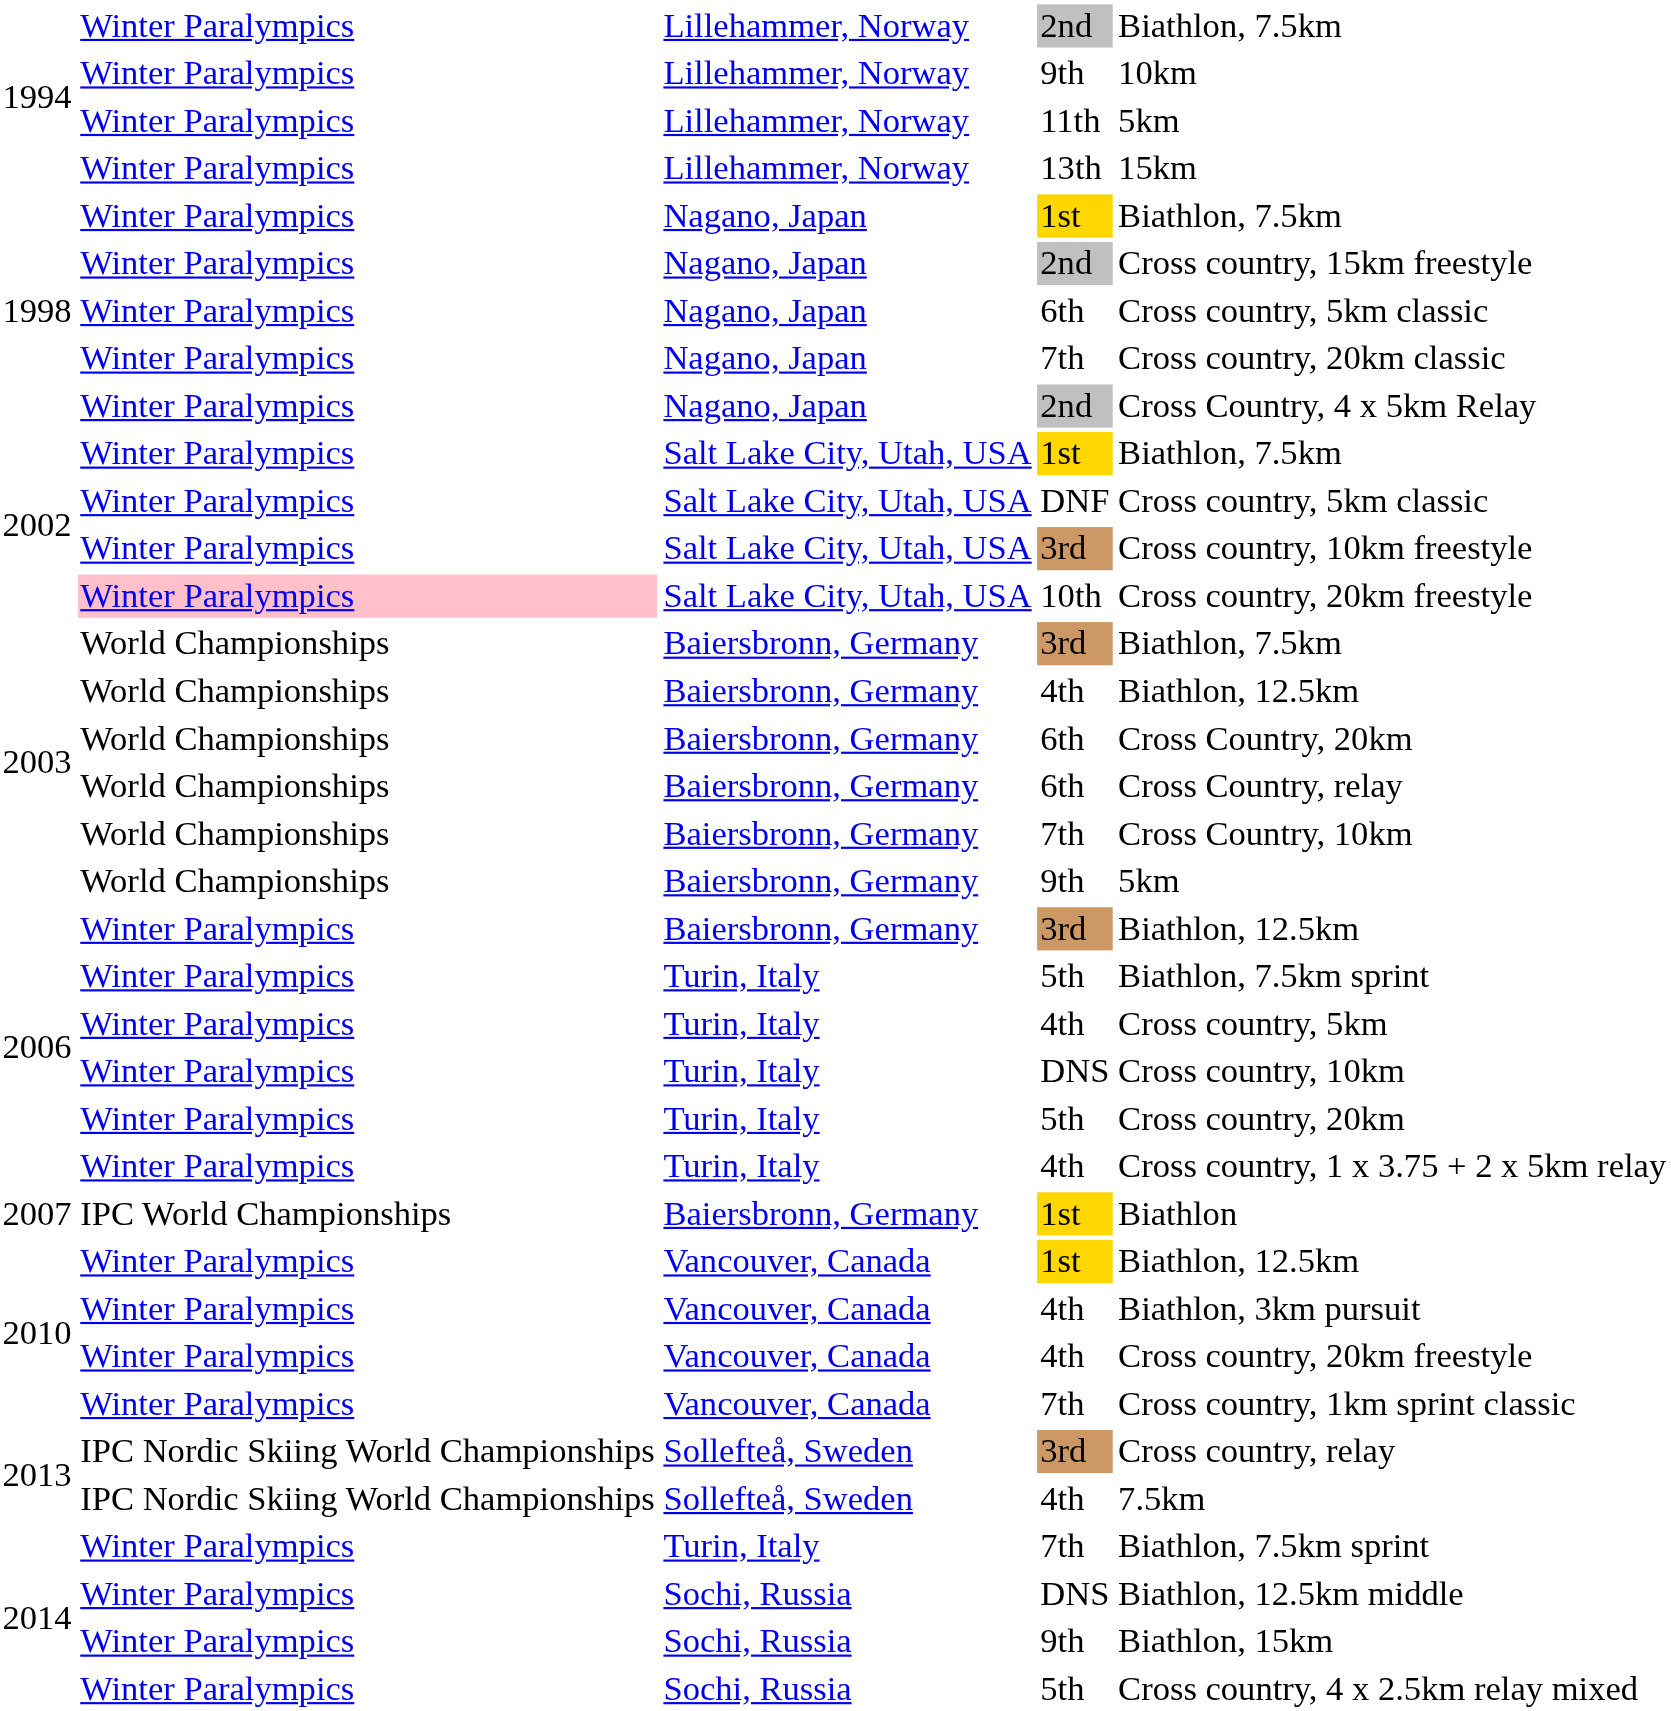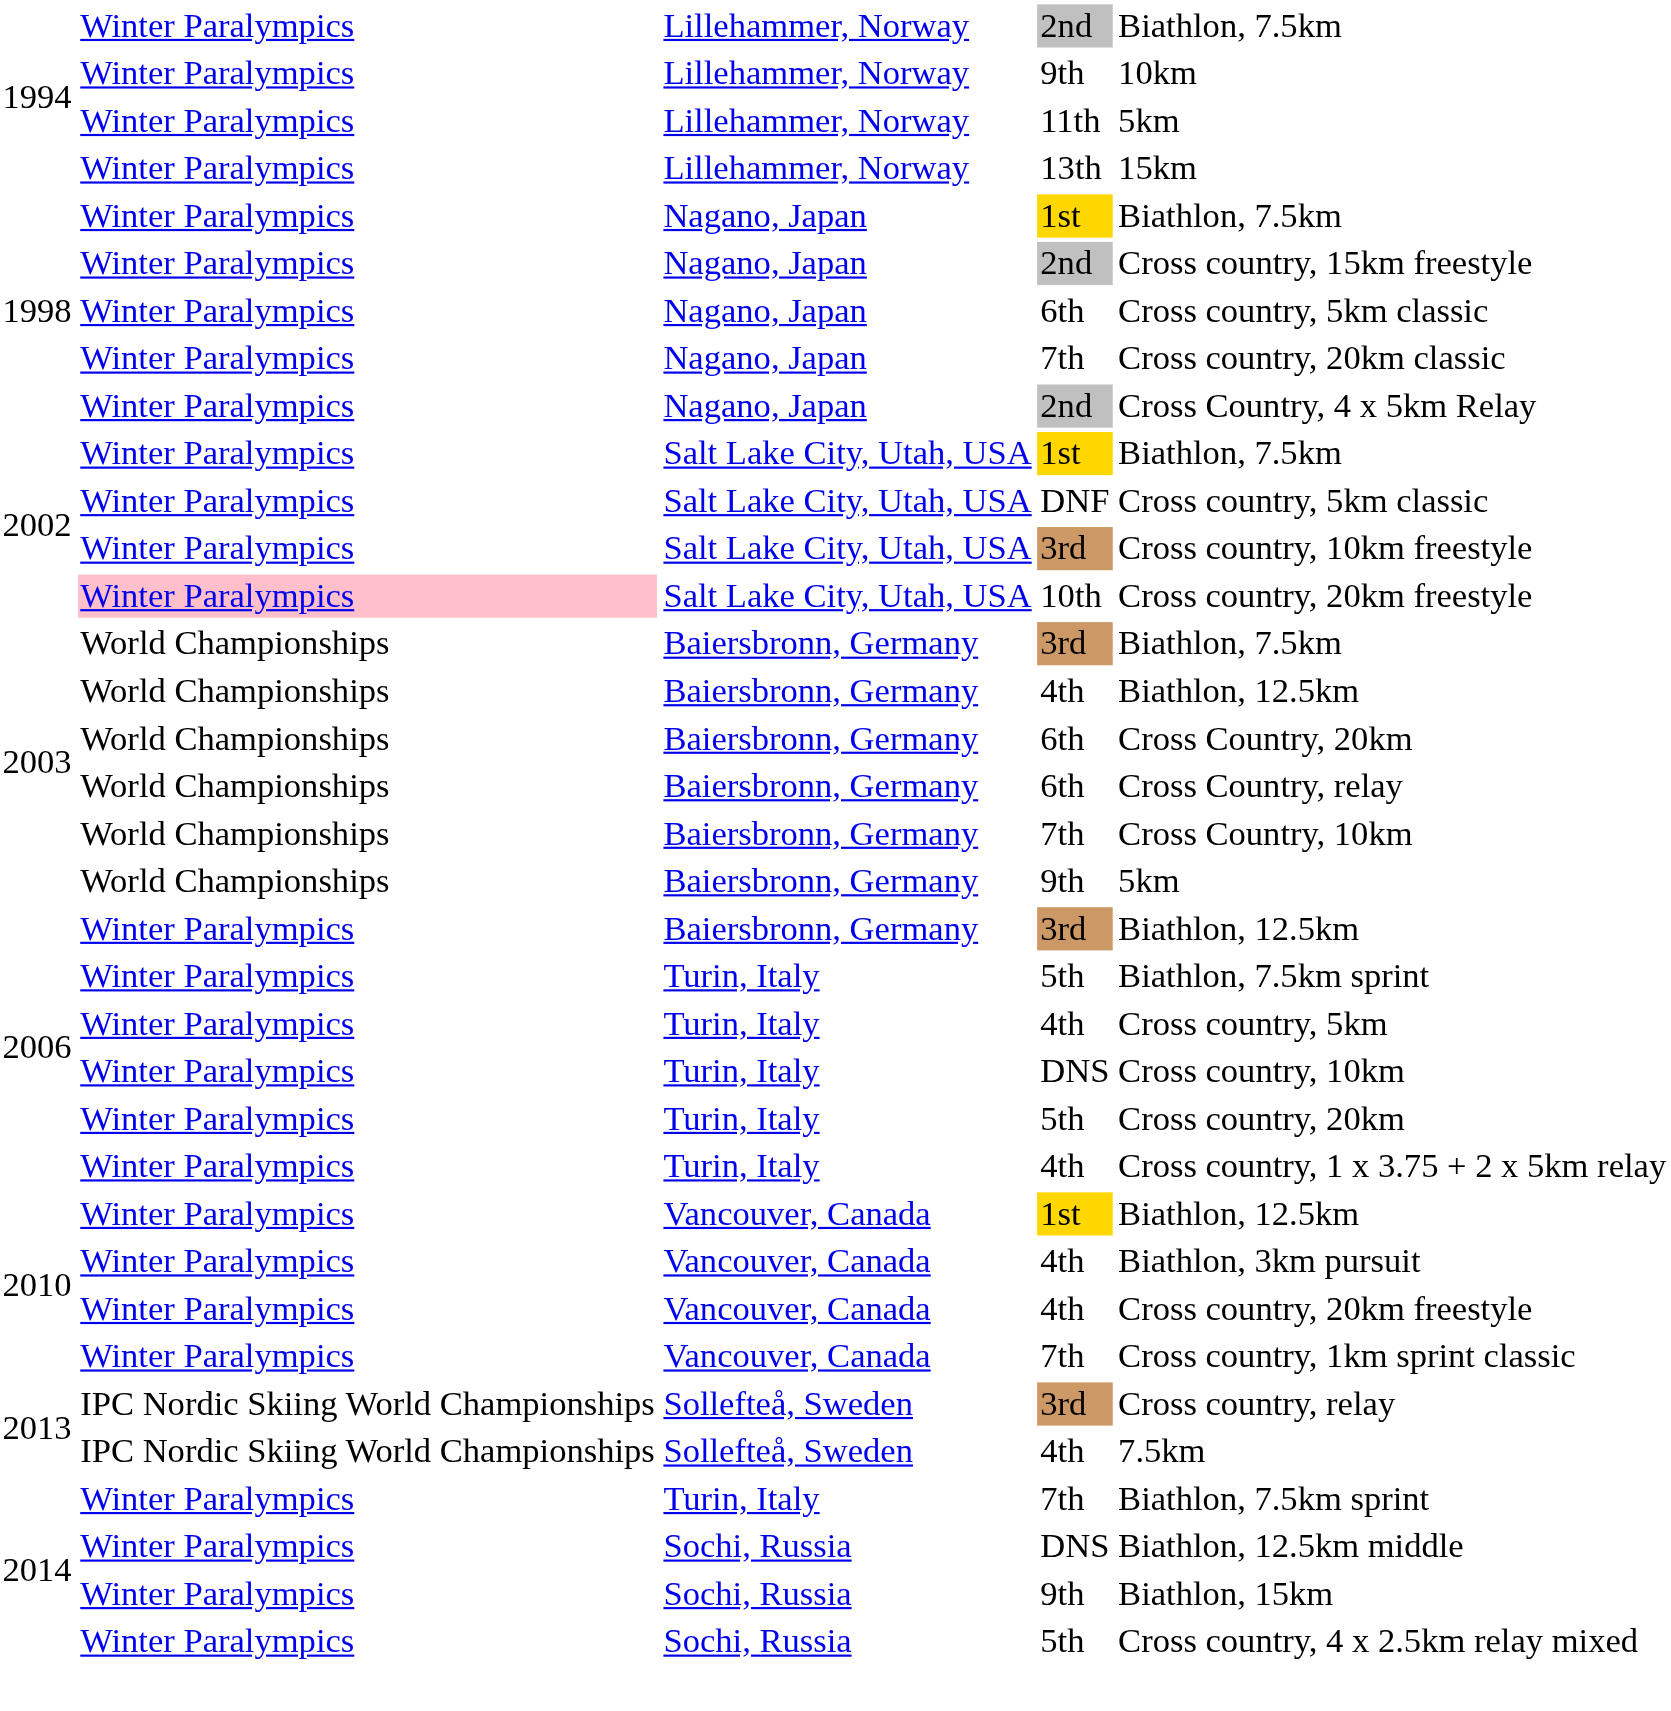- row: (37, 1213)
